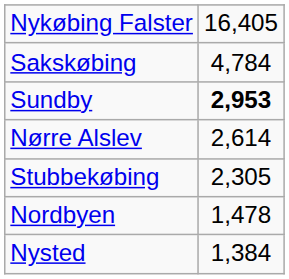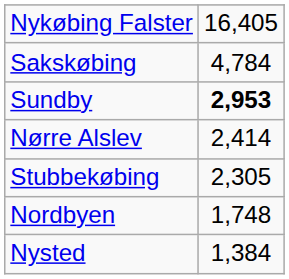(241, 138) 2,614 -> (241, 138) 2,414
(241, 215) 1,478 -> (241, 215) 1,748
